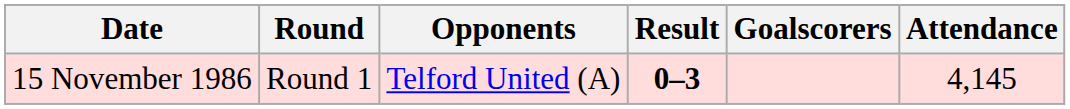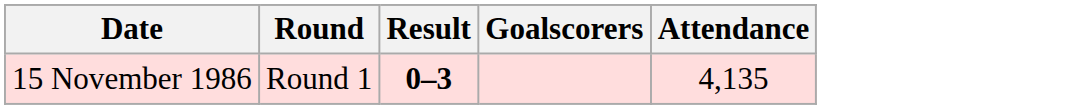- column: (503, 29)
(982, 78) 4,145 -> (734, 78) 4,135
